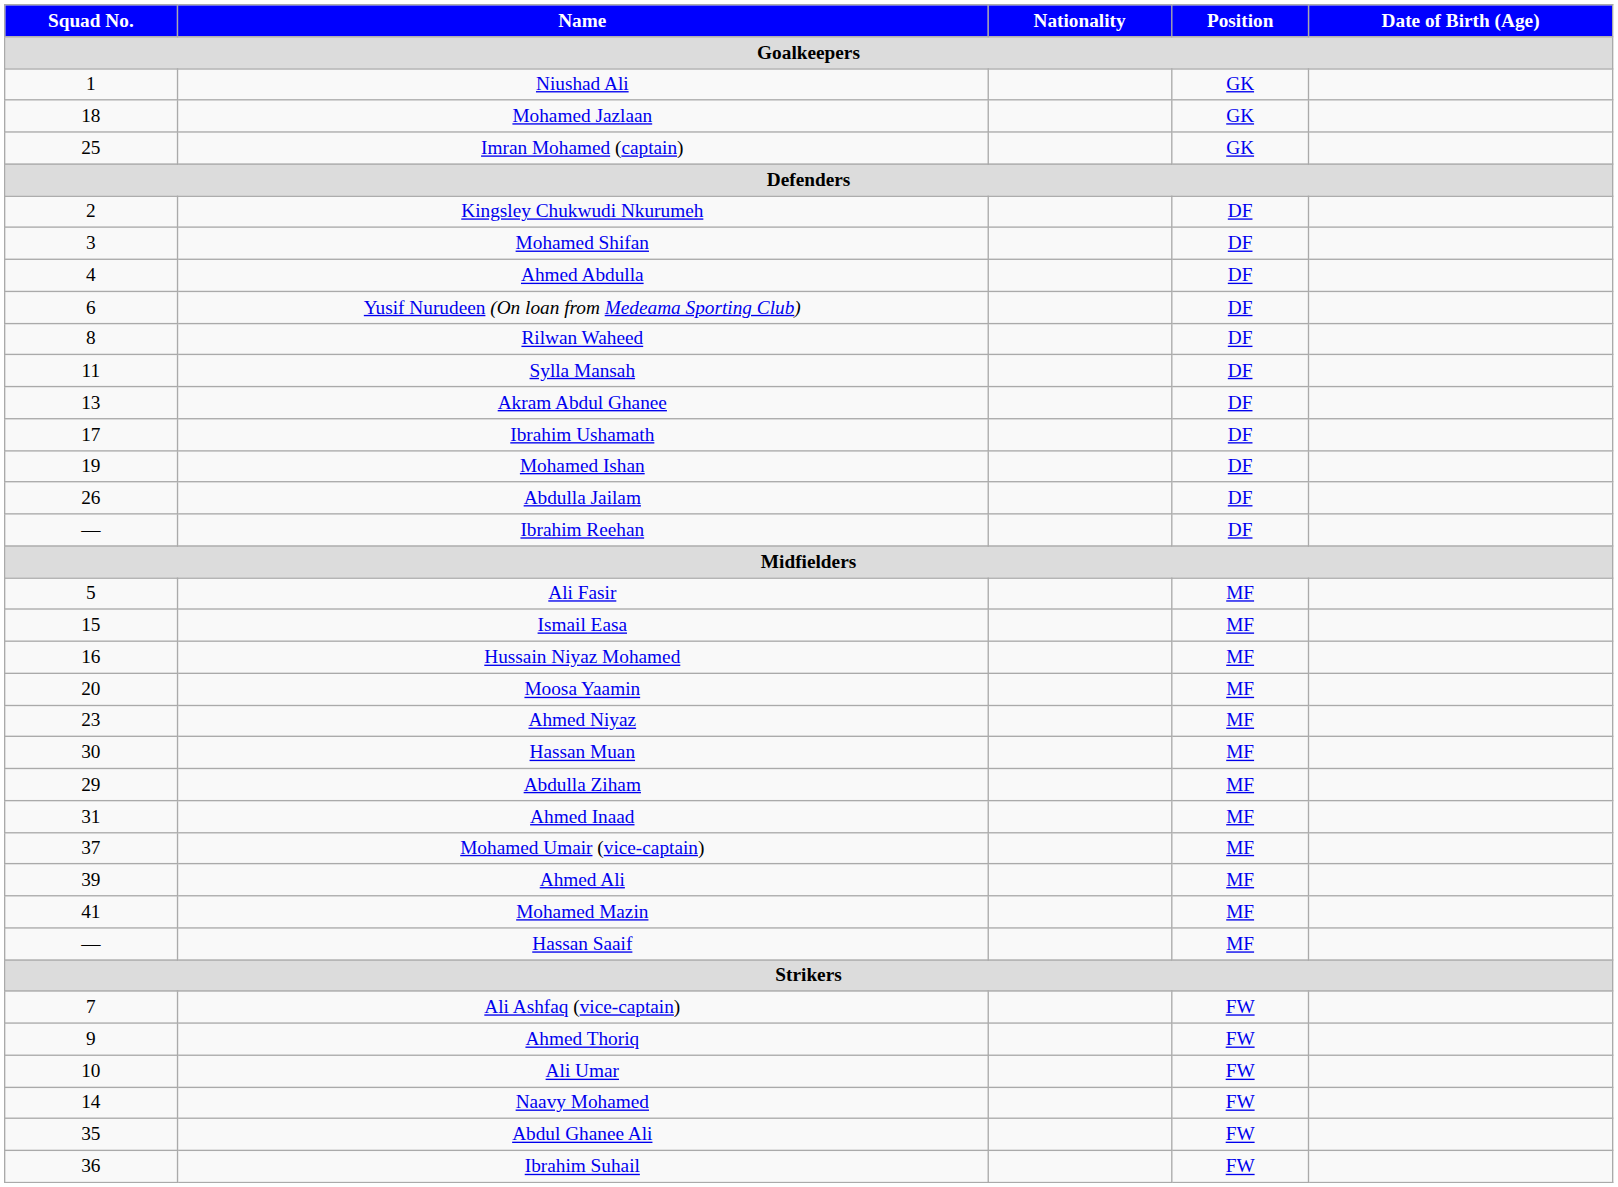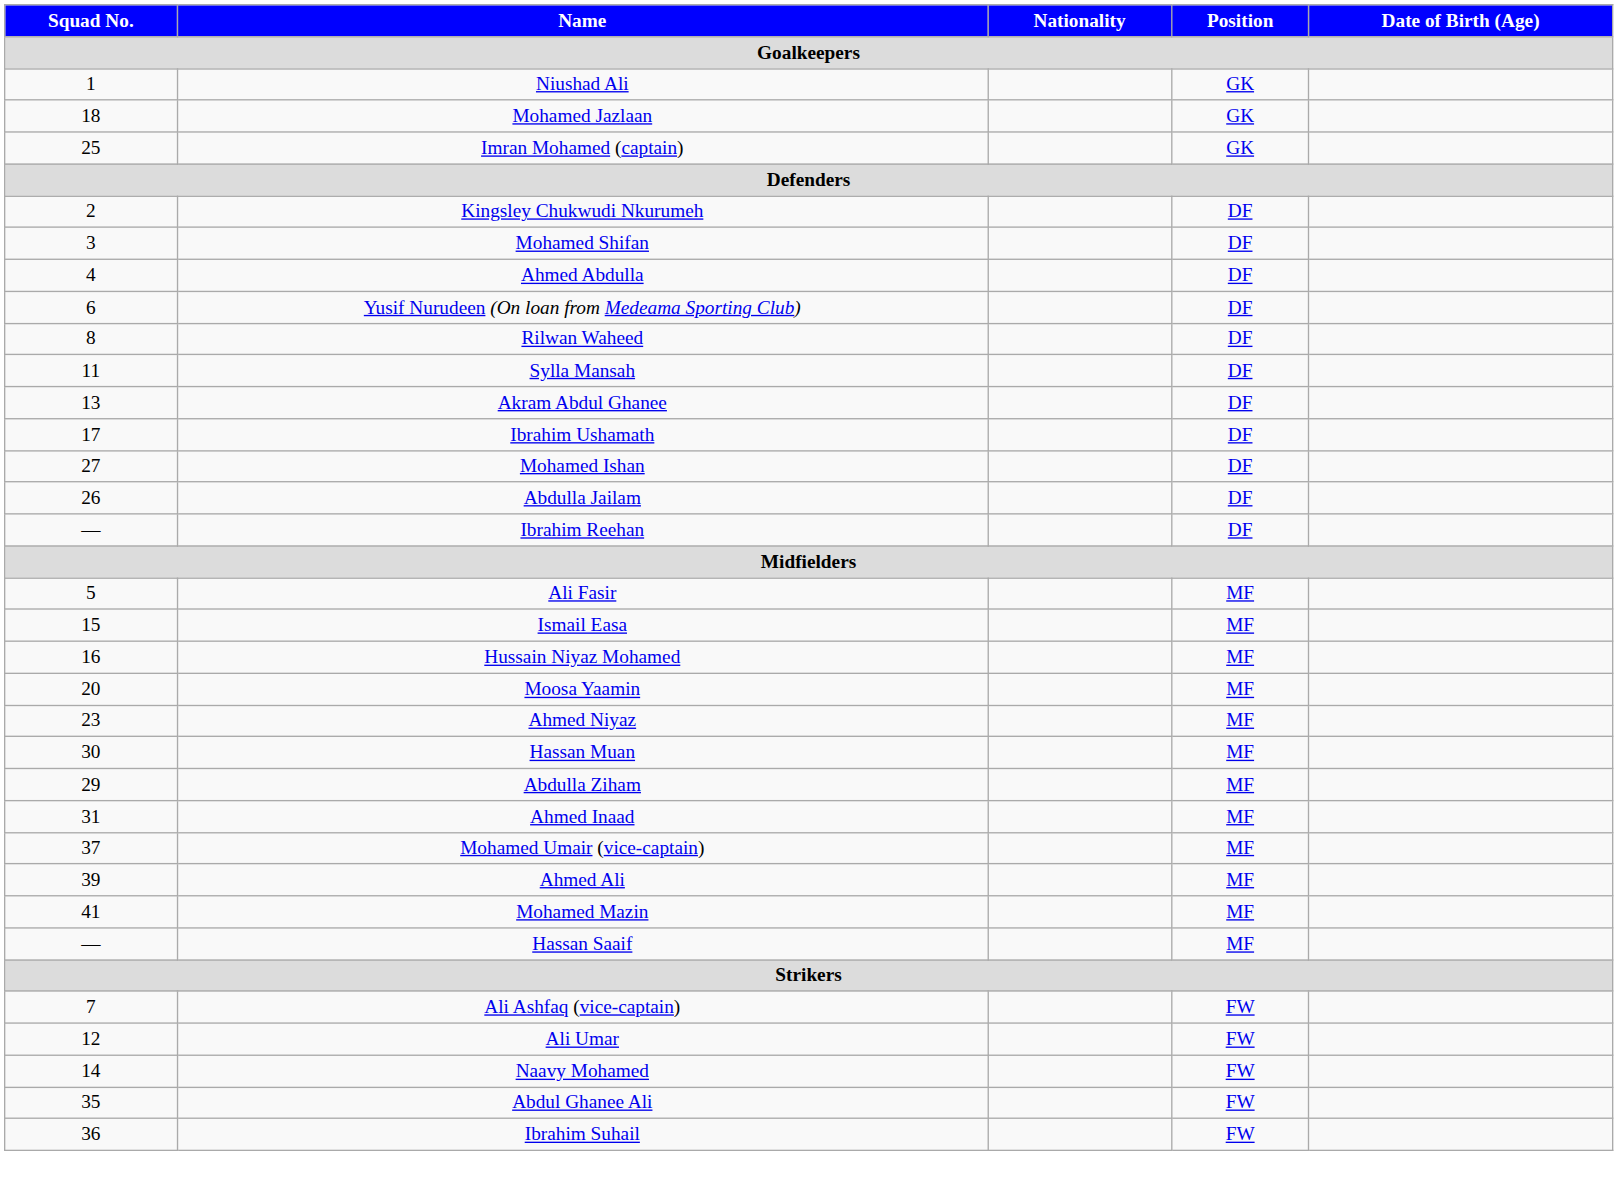(91, 466) 19 -> (91, 466) 27
- row: (582, 1039)
(91, 1071) 10 -> (91, 1039) 12
